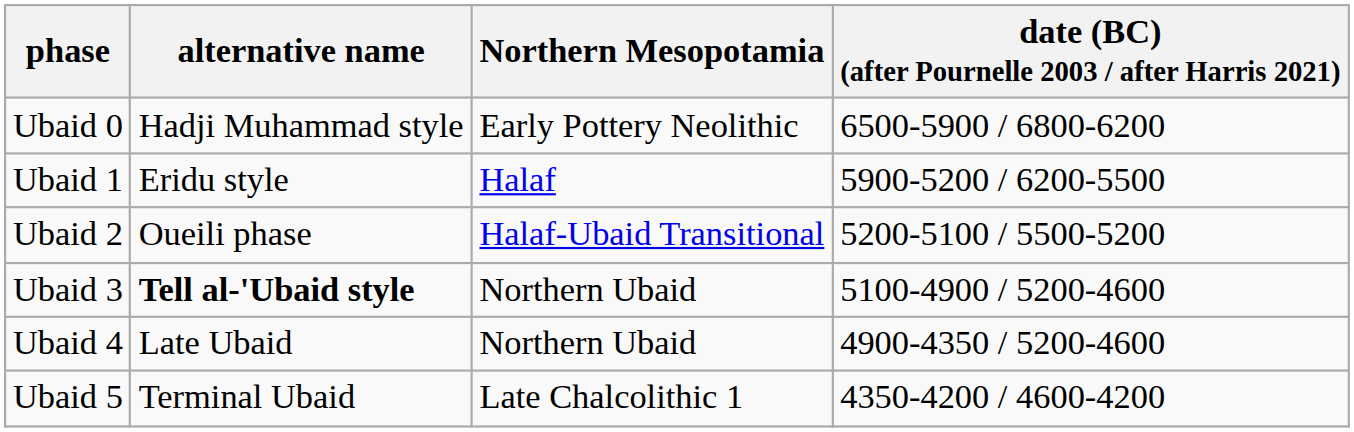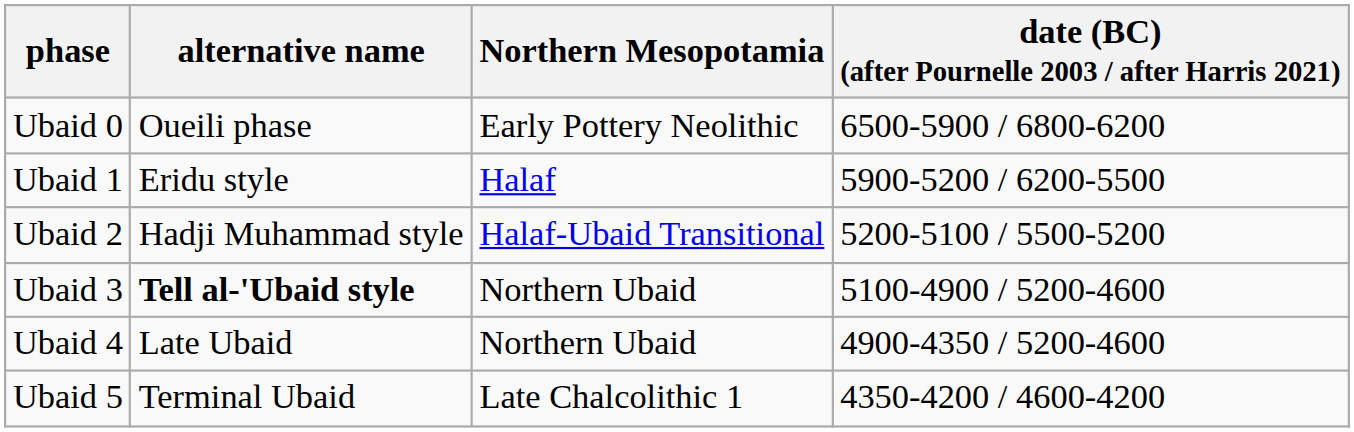(301, 125) Hadji Muhammad style -> (225, 125) Oueili phase
(225, 234) Oueili phase -> (301, 234) Hadji Muhammad style
